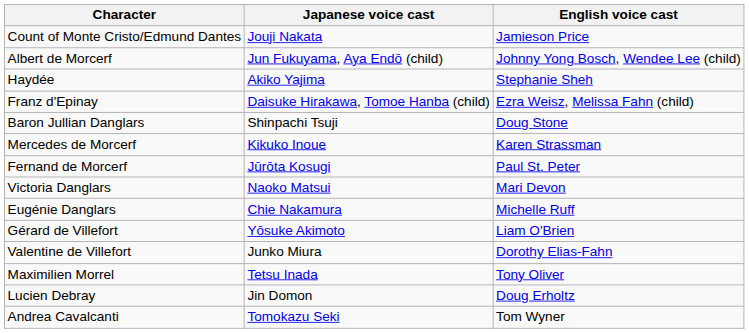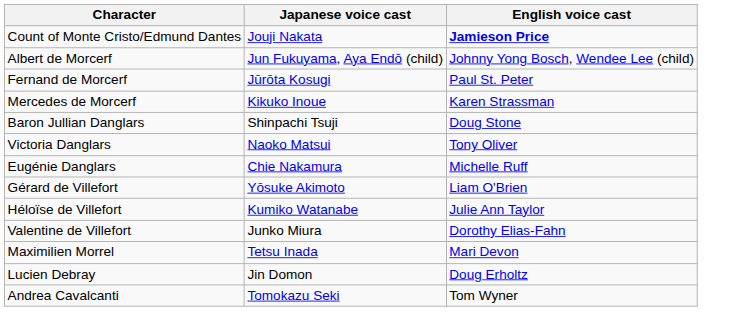(543, 36) normal -> (499, 36) bold
- row: (31, 79)
- row: (53, 101)
rows swapped: (67, 166) <-> (76, 123)
(531, 187) Mari Devon -> (483, 144) Tony Oliver
+ row: (65, 209)
(530, 274) Tony Oliver -> (484, 252) Mari Devon
